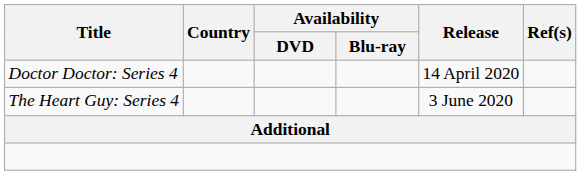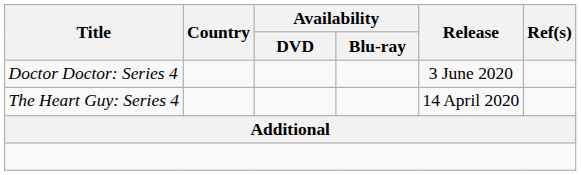(471, 73) 14 April 2020 -> (471, 73) 3 June 2020
(471, 101) 3 June 2020 -> (471, 101) 14 April 2020
